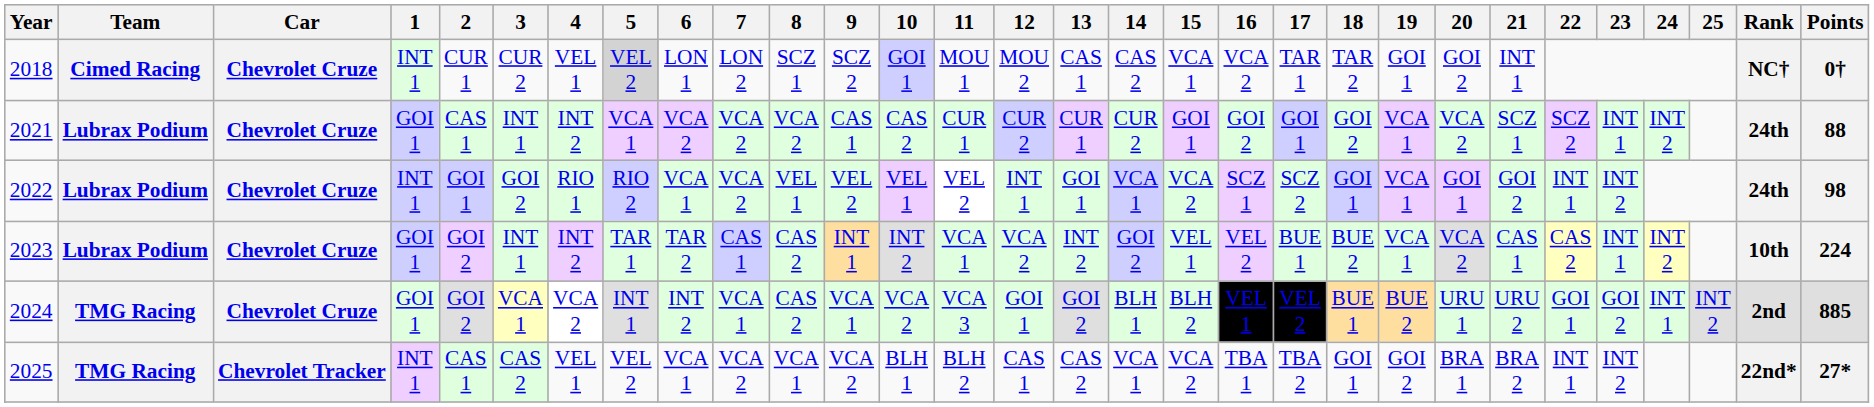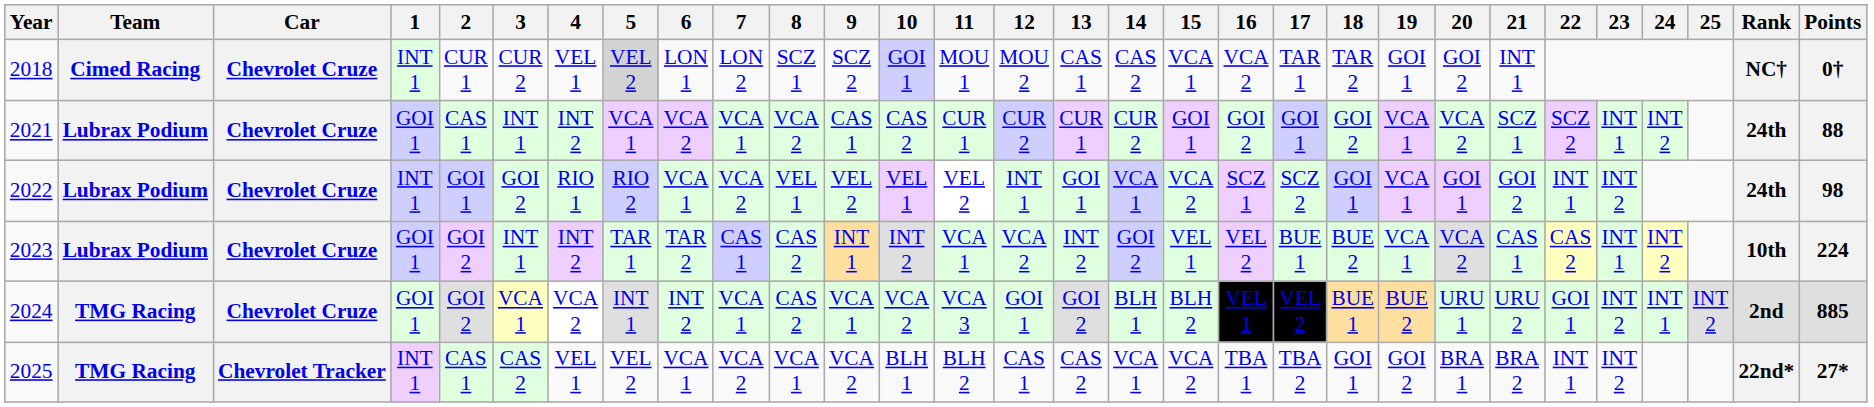(741, 129) VCA 2 -> (741, 129) VCA 1
(1620, 310) GOI 2 -> (1619, 310) INT 2
